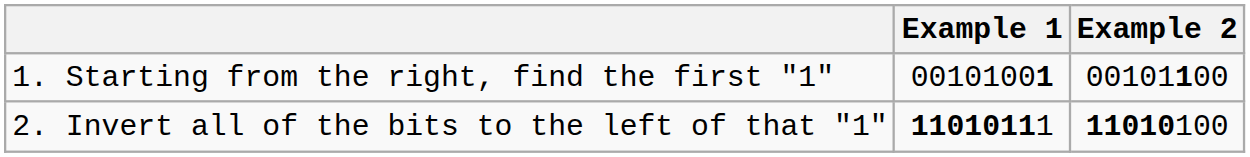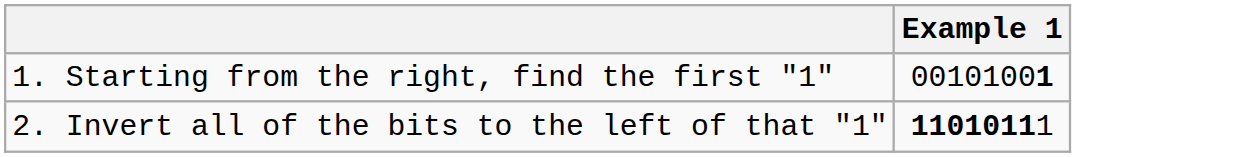- column: (1157, 29)
